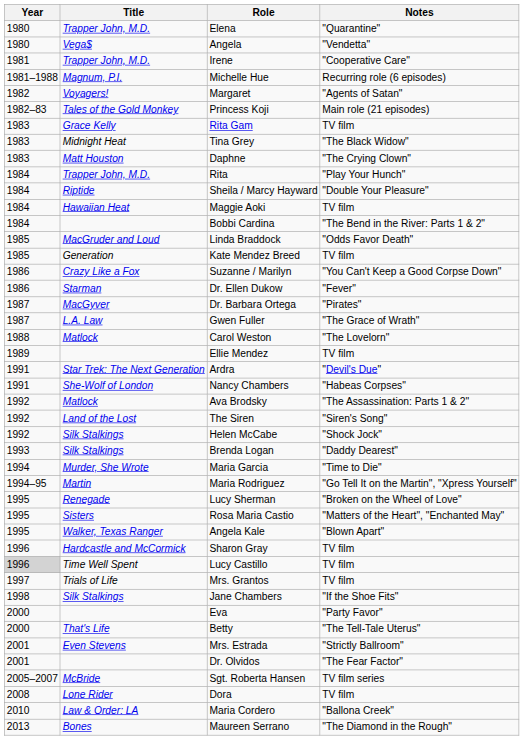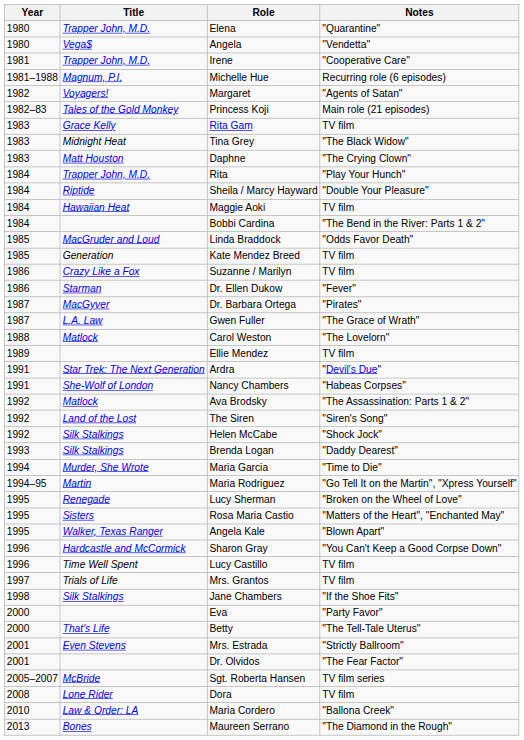(412, 272) "You Can't Keep a Good Corpse Down" -> (338, 272) TV film
(338, 548) TV film -> (412, 548) "You Can't Keep a Good Corpse Down"
(18, 564) lightgrey background -> (18, 564) no background
